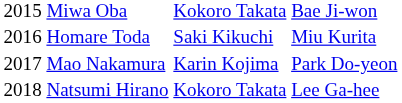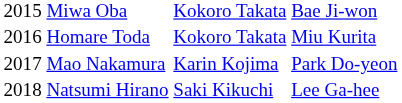(223, 37) Saki Kikuchi -> (230, 37) Kokoro Takata
(230, 89) Kokoro Takata -> (223, 89) Saki Kikuchi
